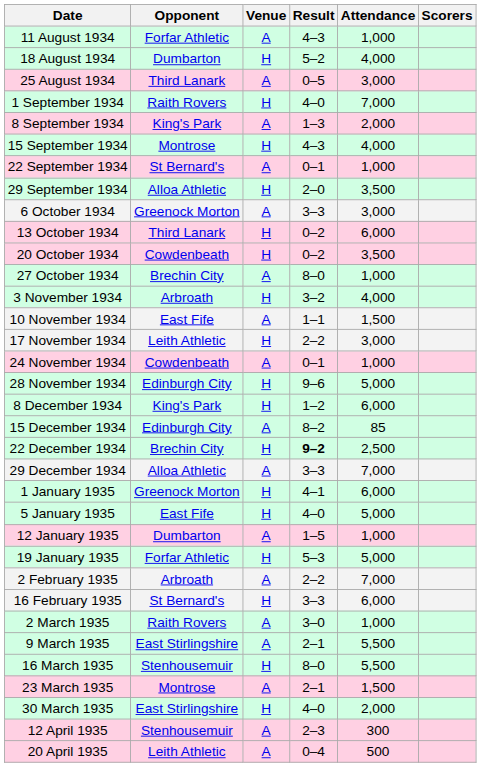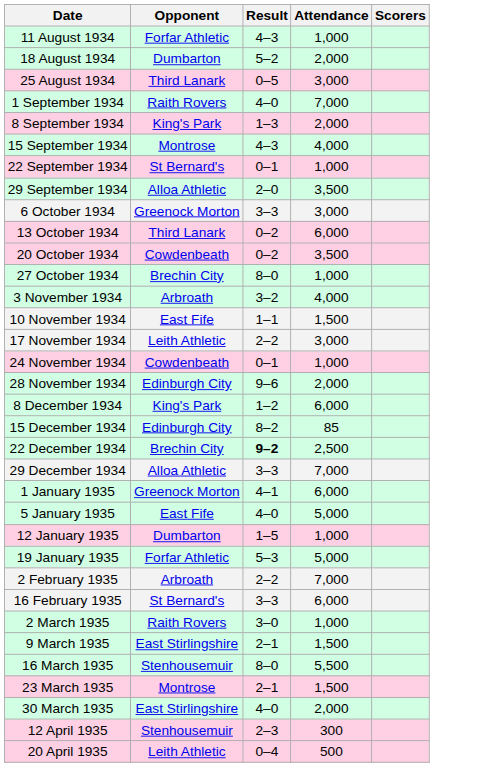- column: (266, 15)
(378, 59) 4,000 -> (331, 59) 2,000
(378, 384) 5,000 -> (331, 384) 2,000
(378, 643) 5,500 -> (331, 643) 1,500
